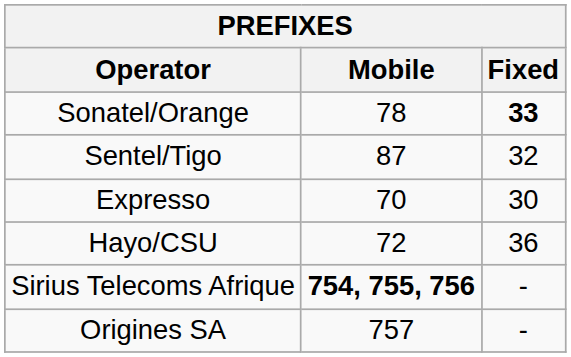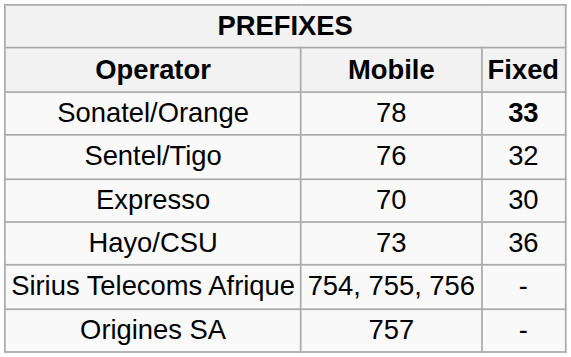(391, 156) 87 -> (391, 156) 76
(391, 243) 72 -> (391, 243) 73
(391, 286) bold -> (391, 286) normal
